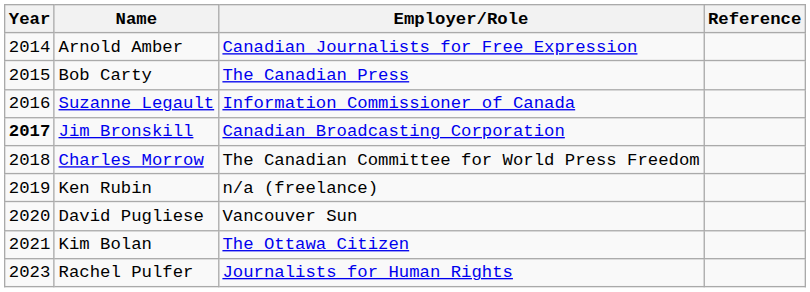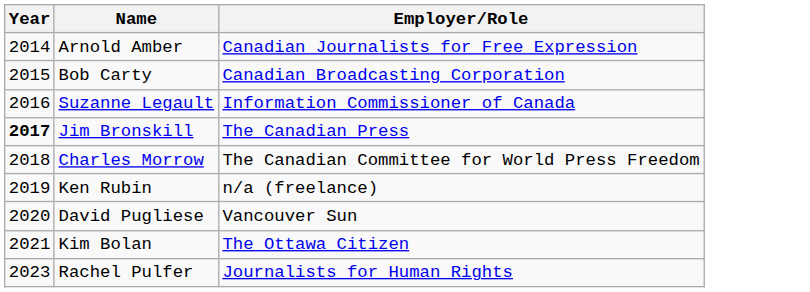- column: (755, 19)
(316, 75) The Canadian Press -> (394, 75) Canadian Broadcasting Corporation
(394, 131) Canadian Broadcasting Corporation -> (316, 131) The Canadian Press
